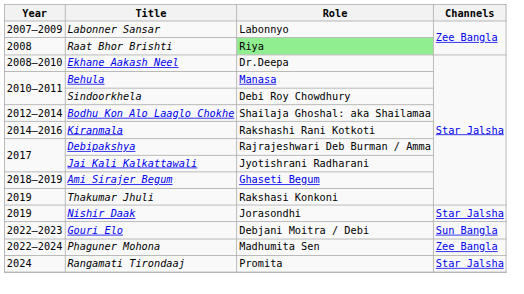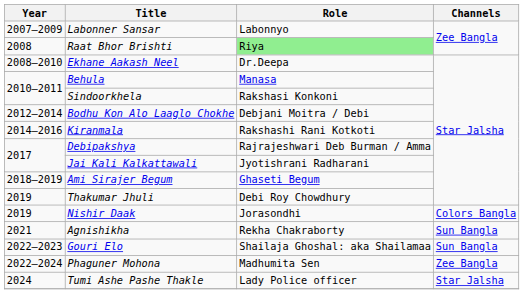(295, 96) Debi Roy Chowdhury -> (289, 96) Rakshasi Konkoni
(335, 113) Shailaja Ghoshal: aka Shailamaa -> (304, 113) Debjani Moitra / Debi
(289, 197) Rakshasi Konkoni -> (295, 197) Debi Roy Chowdhury
(470, 214) Star Jalsha -> (476, 214) Colors Bangla
+ row: (98, 230)
(304, 230) Debjani Moitra / Debi -> (335, 247) Shailaja Ghoshal: aka Shailamaa
+ row: (135, 281)
- row: (126, 264)
